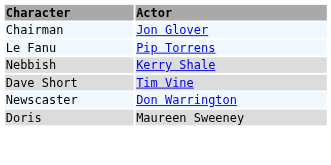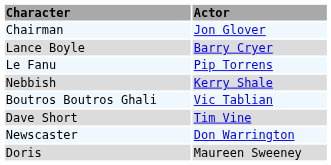+ row: (45, 48)
+ row: (81, 100)
